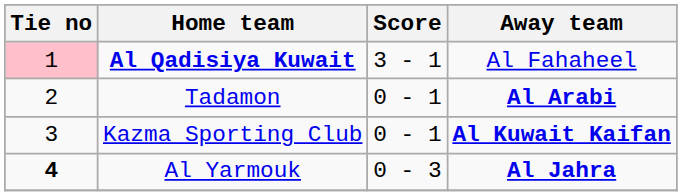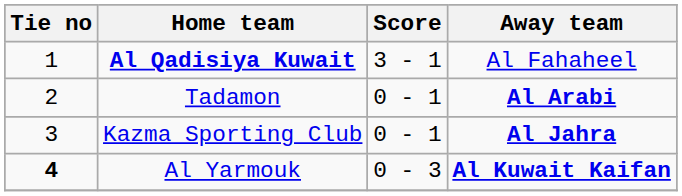(51, 60) pink background -> (51, 60) no background
(562, 135) Al Kuwait Kaifan -> (562, 135) Al Jahra
(562, 172) Al Jahra -> (562, 172) Al Kuwait Kaifan
